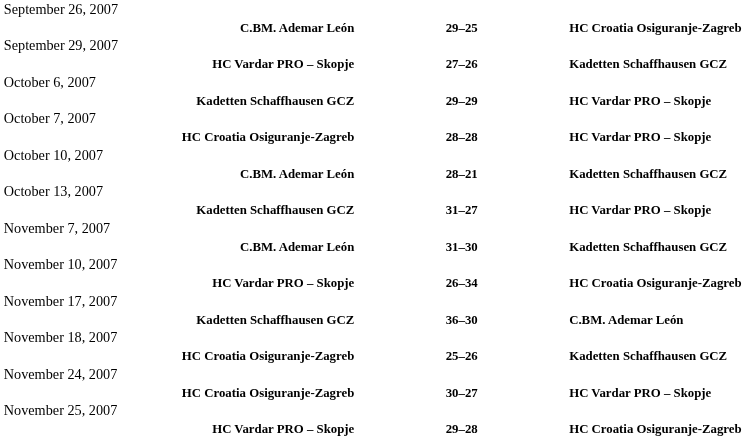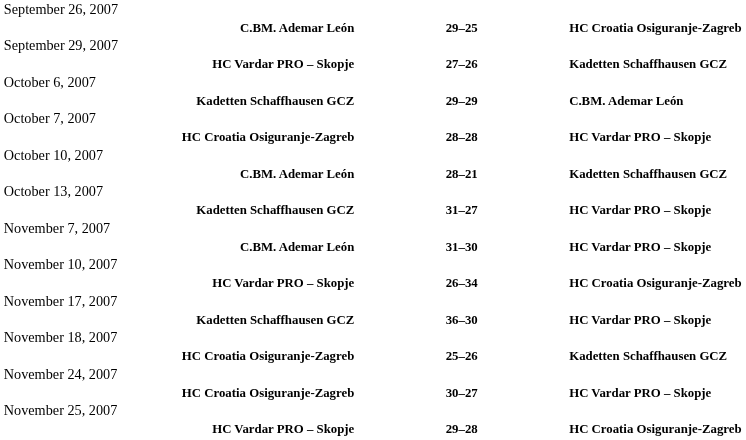(640, 100) HC Vardar PRO – Skopje -> (626, 100) C.BM. Ademar León
(648, 246) Kadetten Schaffhausen GCZ -> (640, 246) HC Vardar PRO – Skopje
(626, 319) C.BM. Ademar León -> (640, 319) HC Vardar PRO – Skopje
